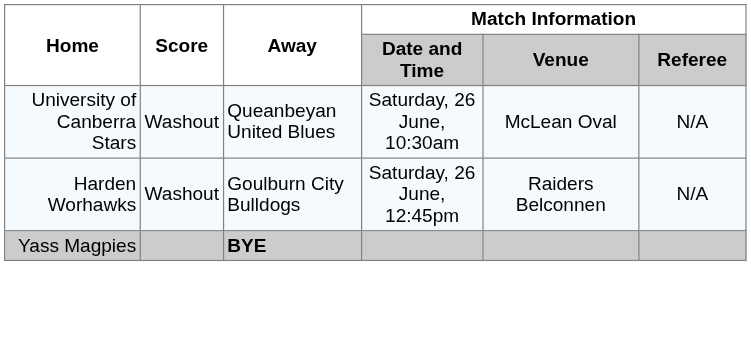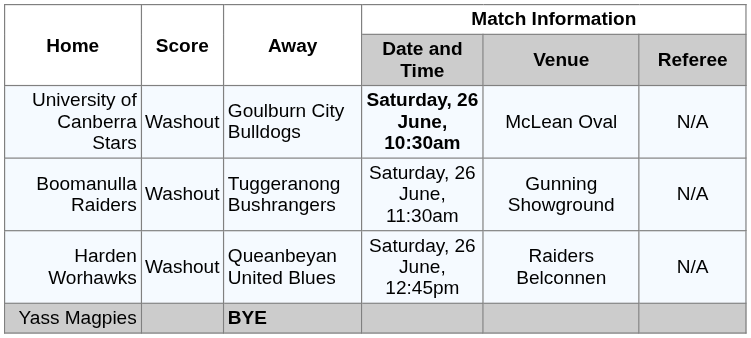(282, 121) Queanbeyan United Blues -> (286, 121) Goulburn City Bulldogs
(422, 121) normal -> (422, 121) bold
+ row: (86, 194)
(286, 194) Goulburn City Bulldogs -> (282, 266) Queanbeyan United Blues
